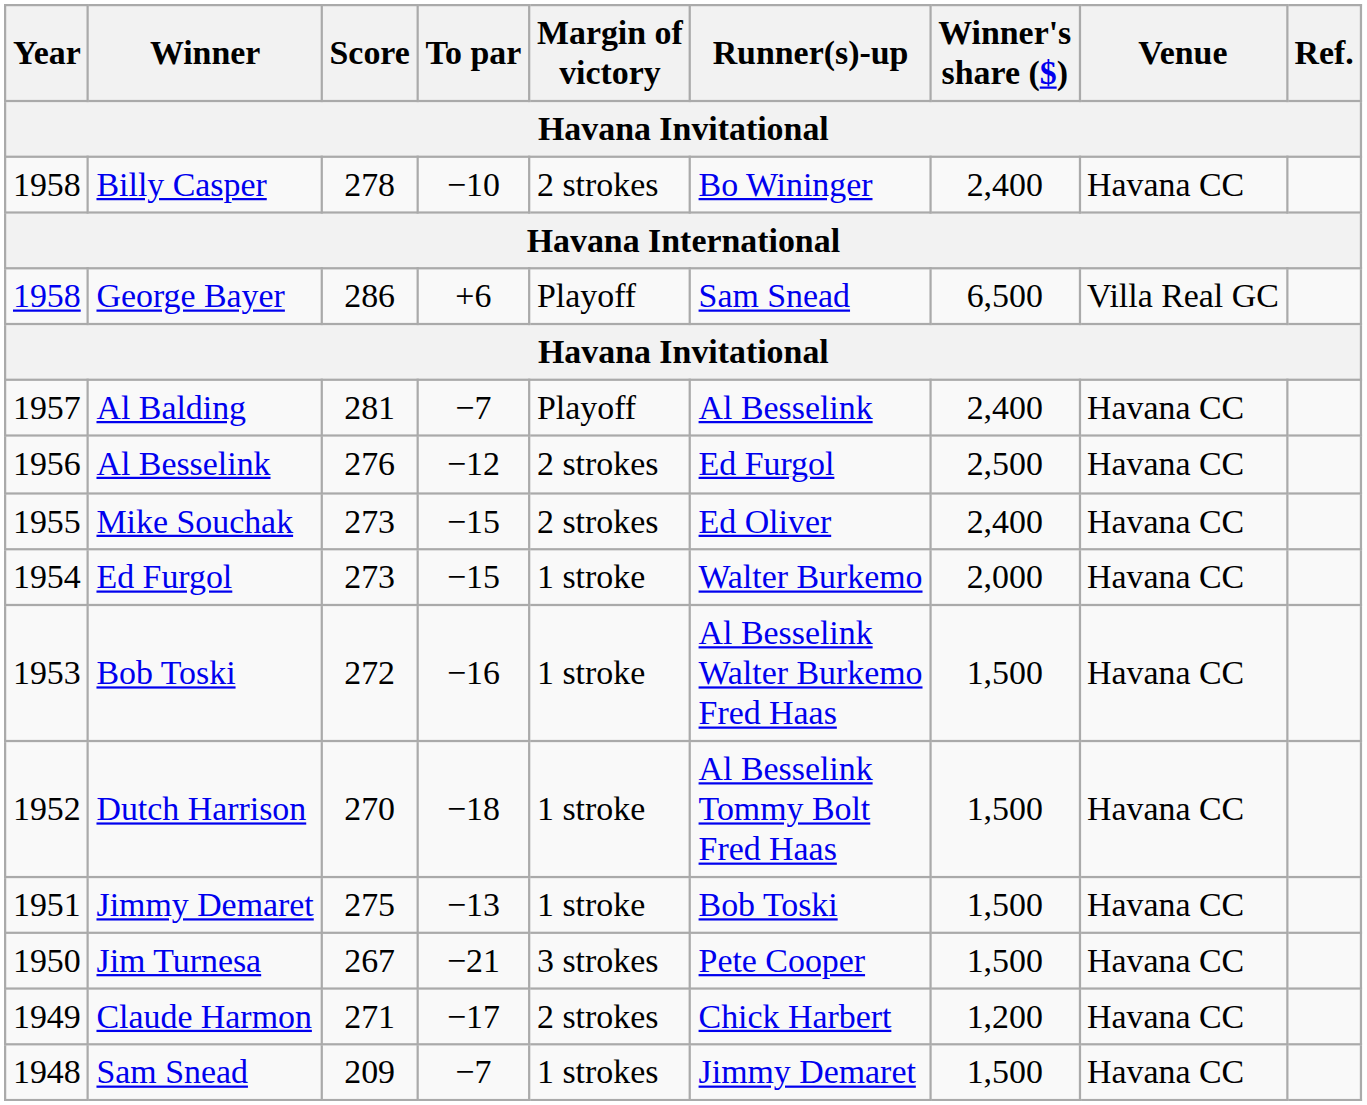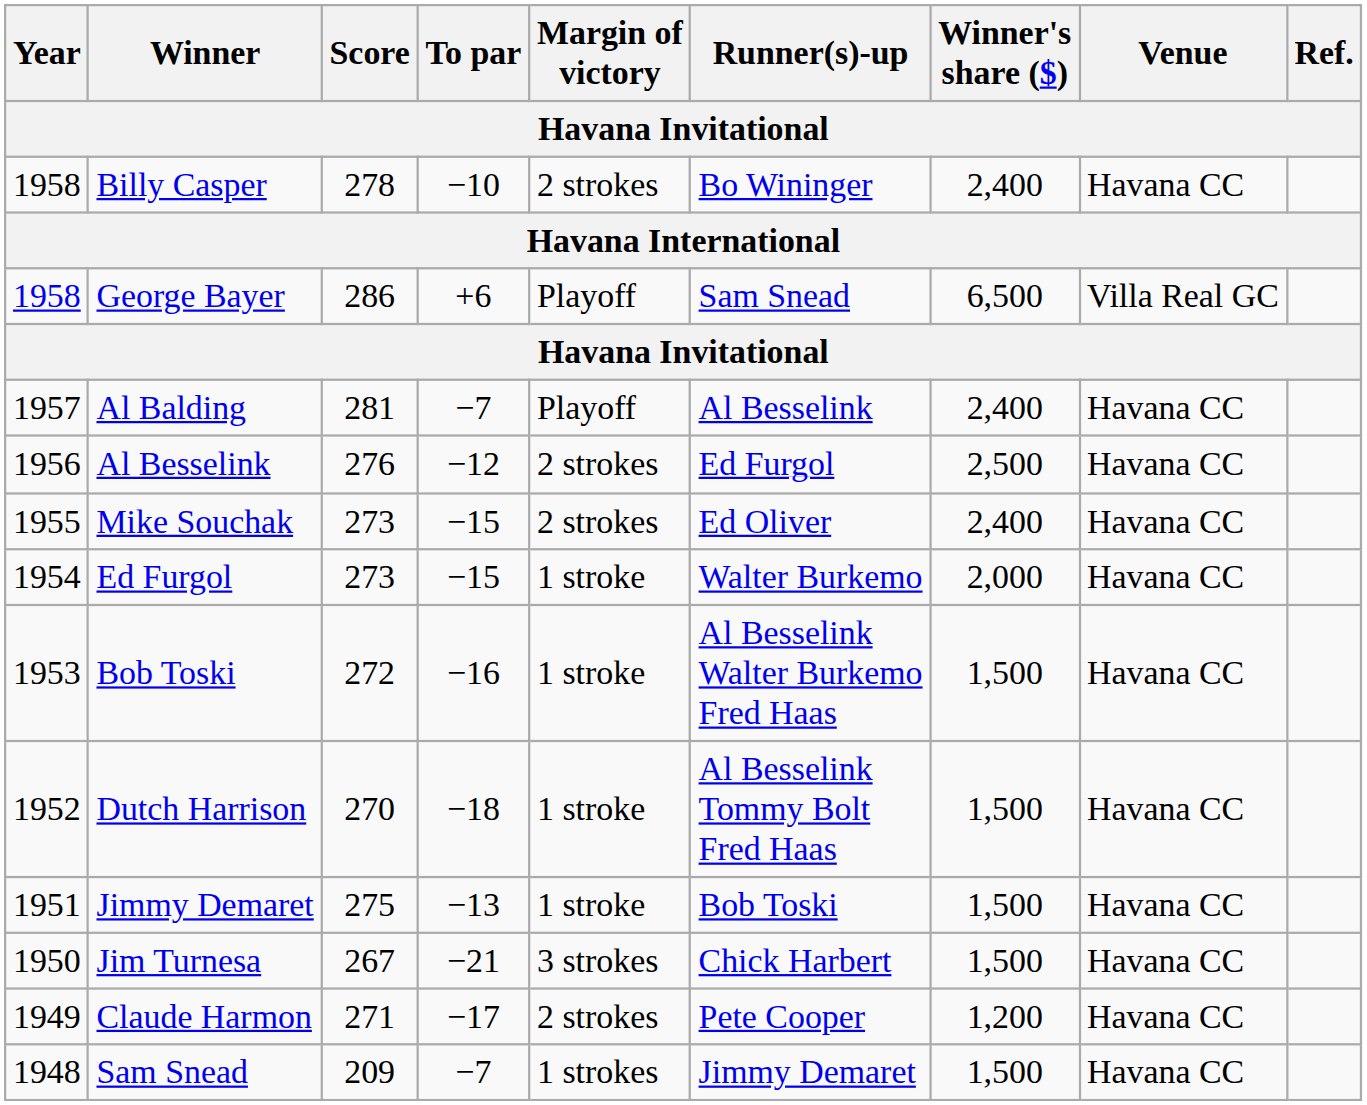(782, 959) Pete Cooper -> (795, 959) Chick Harbert
(795, 1015) Chick Harbert -> (782, 1015) Pete Cooper
